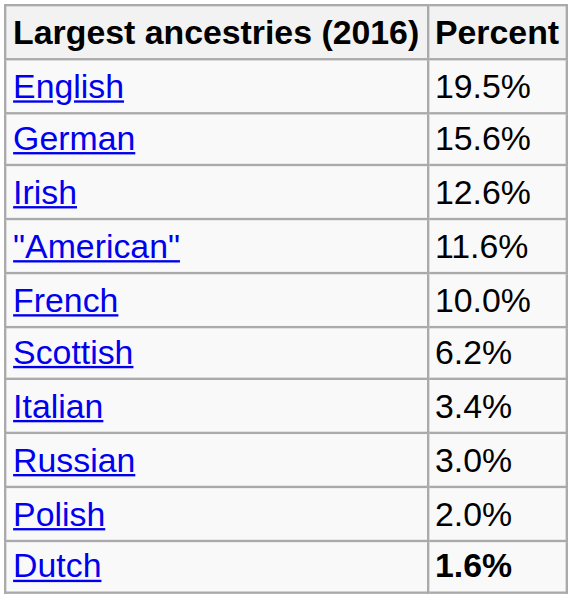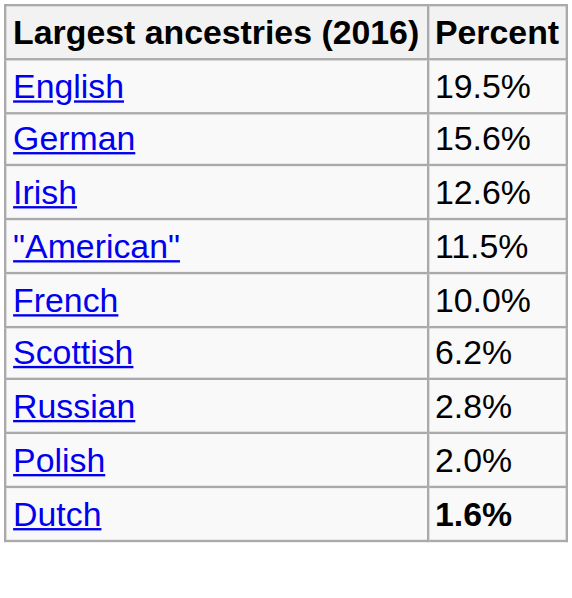(482, 246) 11.6% -> (482, 246) 11.5%
- row: (58, 407)
(474, 460) 3.0% -> (474, 407) 2.8%
